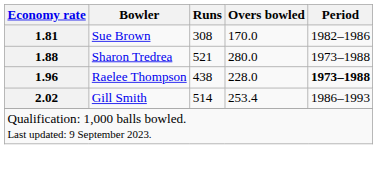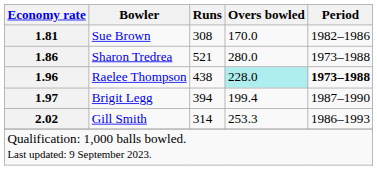(47, 56) 1.88 -> (47, 56) 1.86
(243, 77) no background -> (243, 77) paleturquoise background
+ row: (122, 98)
(203, 98) 514 -> (203, 118) 314
(243, 98) 253.4 -> (243, 118) 253.3
